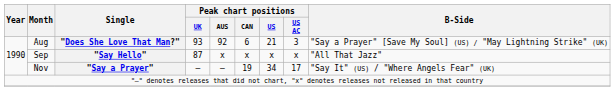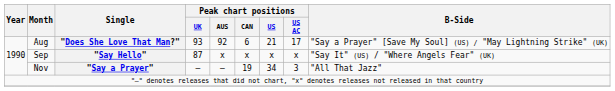(296, 43) 3 -> (296, 43) 17
(346, 56) "All That Jazz" -> (403, 56) "Say It" (US) / "Where Angels Fear" (UK)
(296, 69) 17 -> (296, 69) 3
(403, 69) "Say It" (US) / "Where Angels Fear" (UK) -> (346, 69) "All That Jazz"
